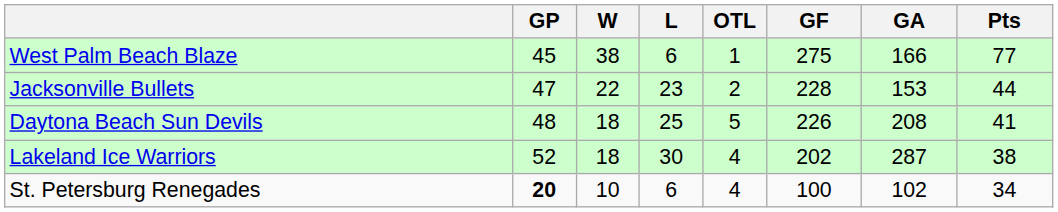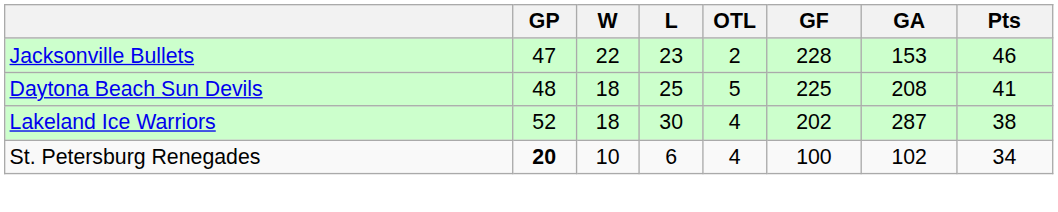- row: (124, 55)
(1004, 88) 44 -> (1004, 55) 46
(814, 122) 226 -> (814, 88) 225
